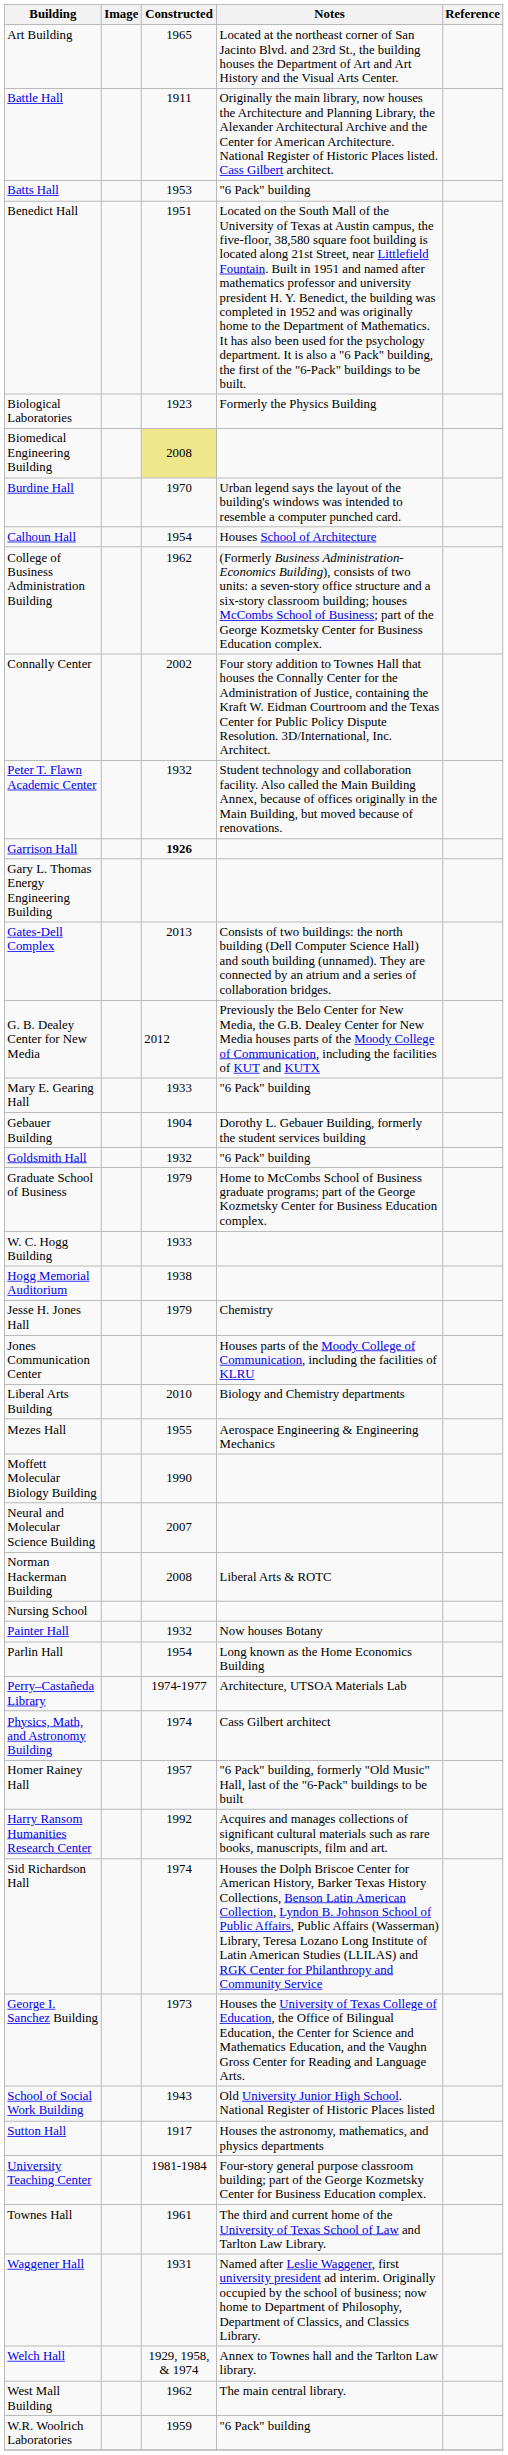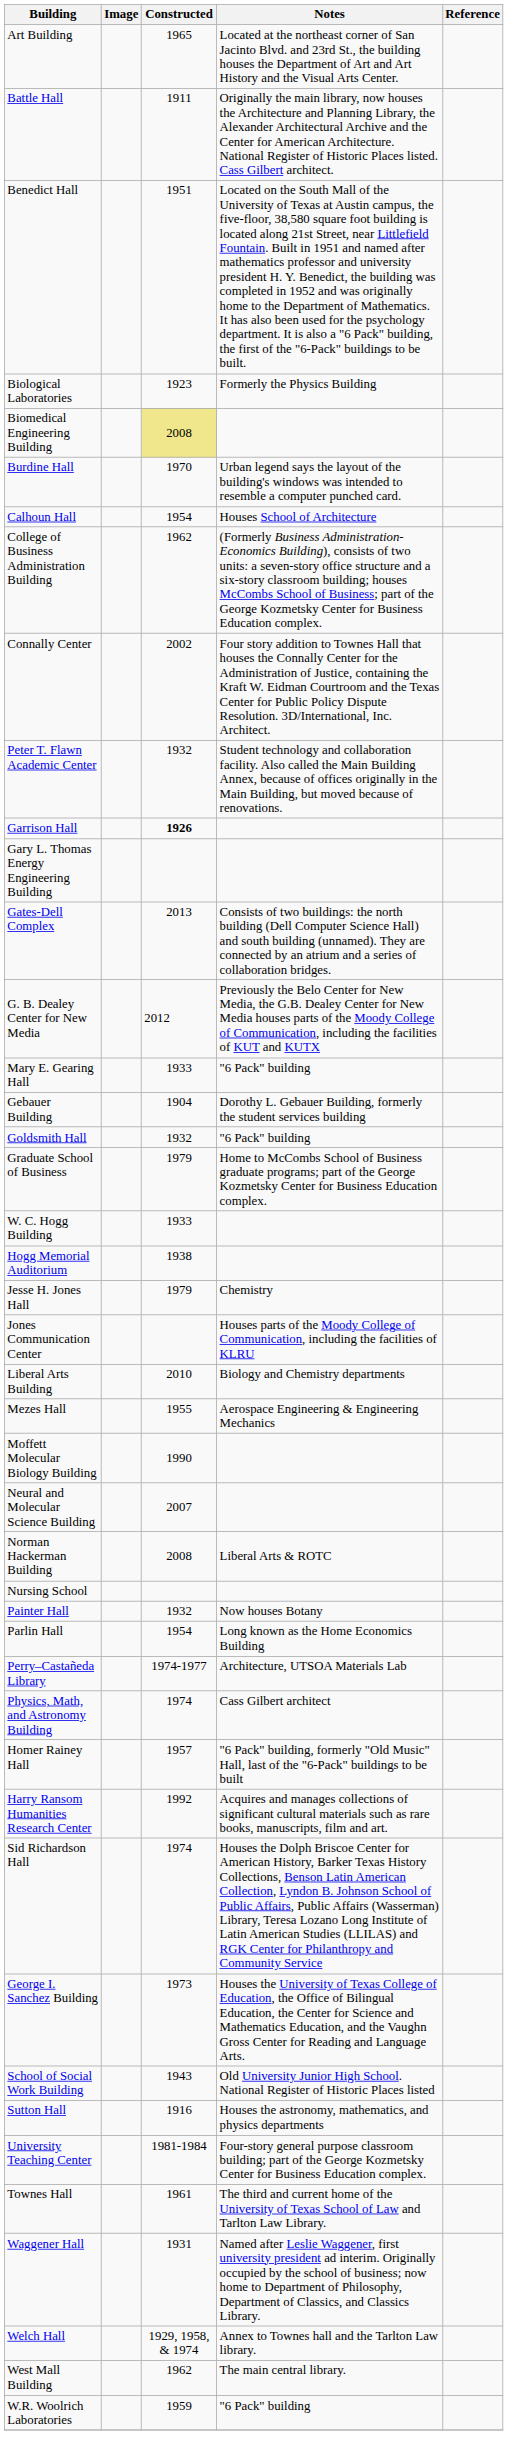- row: (33, 190)
(179, 2131) 1917 -> (179, 2110) 1916
